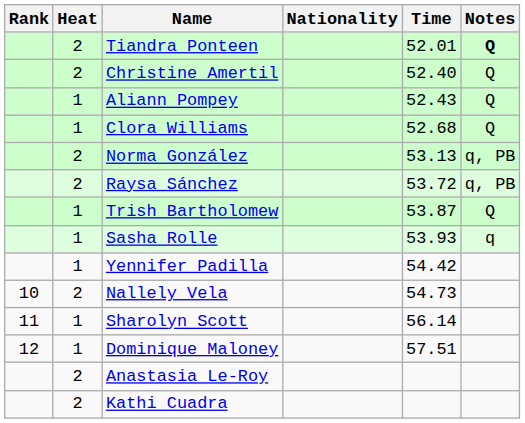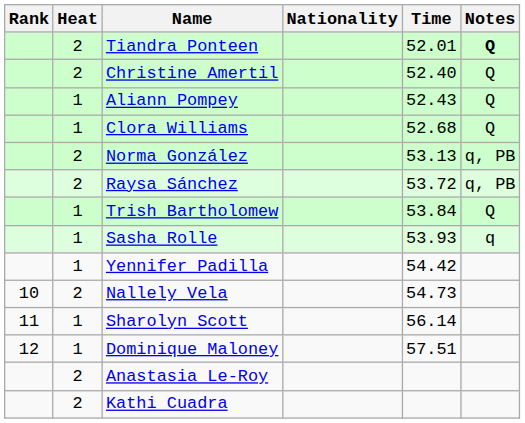(431, 211) 53.87 -> (431, 211) 53.84
